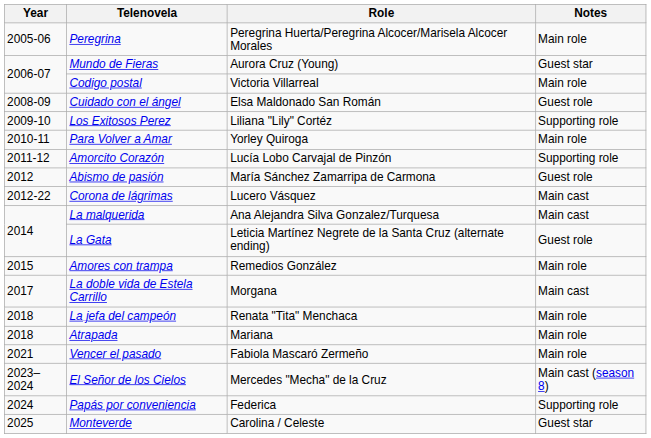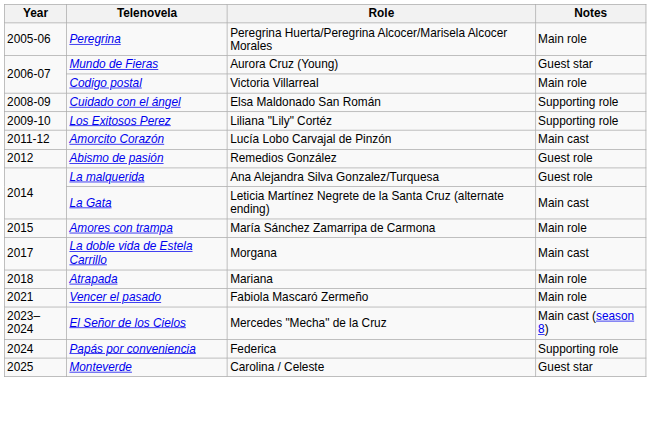(565, 102) Guest role -> (578, 102) Supporting role
- row: (121, 139)
(578, 158) Supporting role -> (563, 139) Main cast
(333, 177) María Sánchez Zamarripa de Carmona -> (283, 158) Remedios González
- row: (121, 196)
(563, 214) Main cast -> (565, 177) Guest role
(565, 240) Guest role -> (563, 202) Main cast
(283, 265) Remedios González -> (333, 228) María Sánchez Zamarripa de Carmona
- row: (123, 316)
